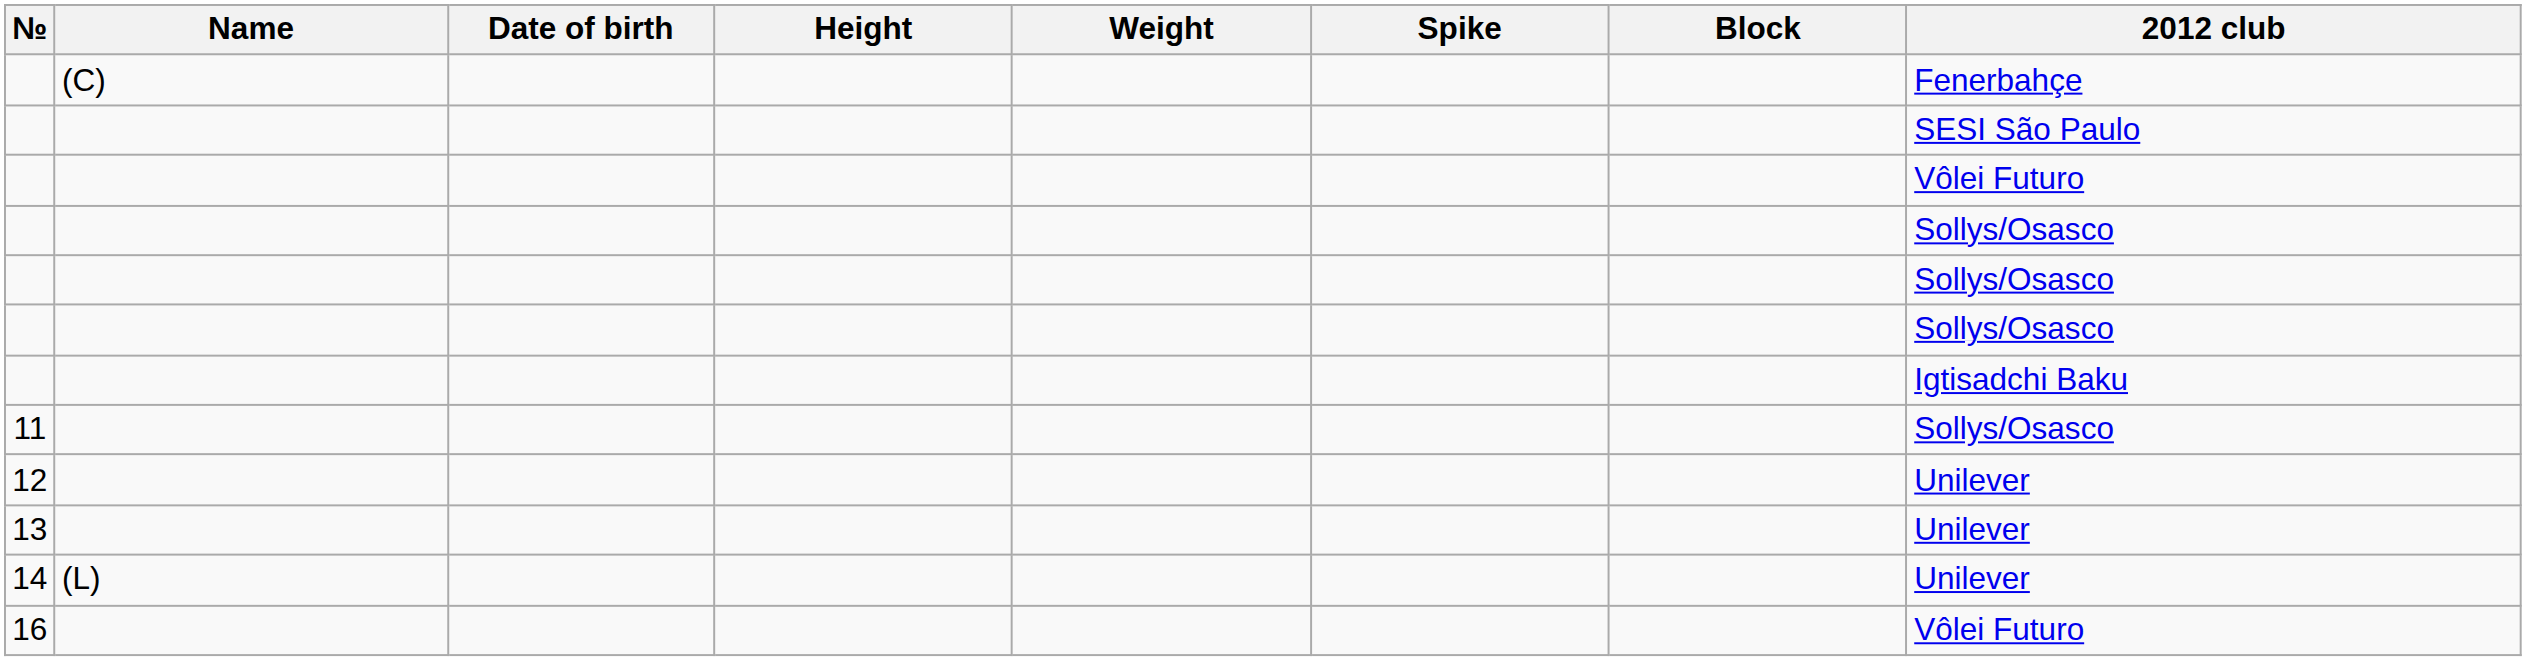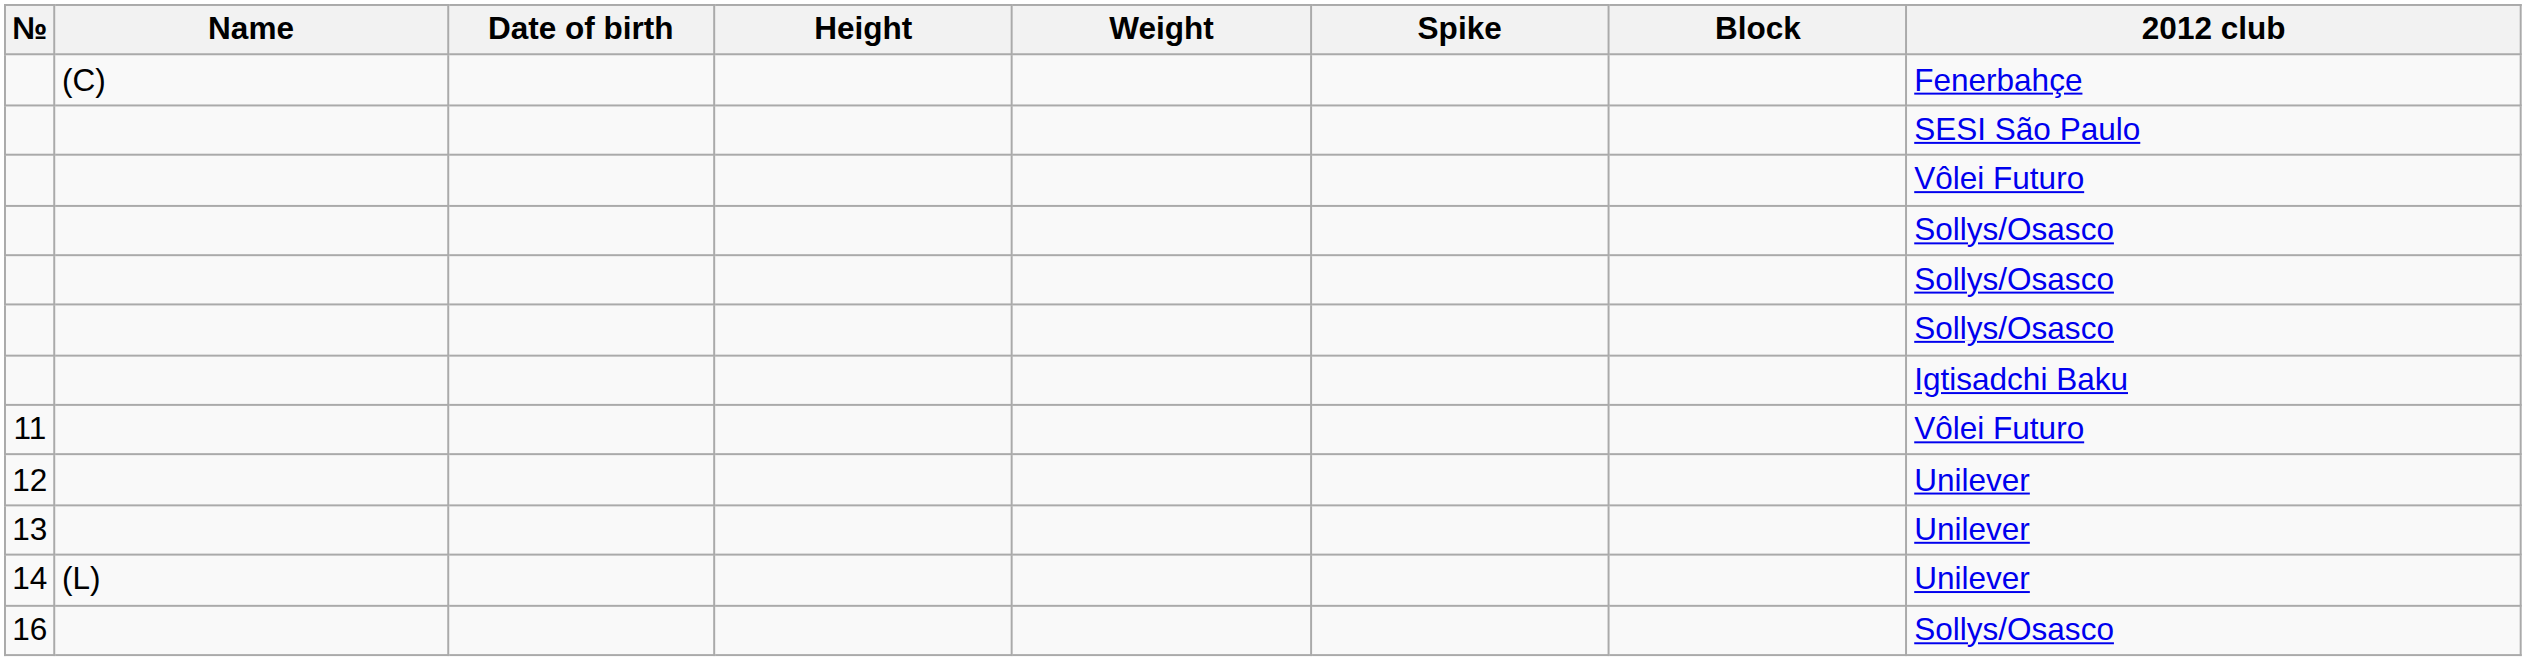(2014, 429) Sollys/Osasco -> (1999, 429) Vôlei Futuro
(1999, 629) Vôlei Futuro -> (2014, 629) Sollys/Osasco
